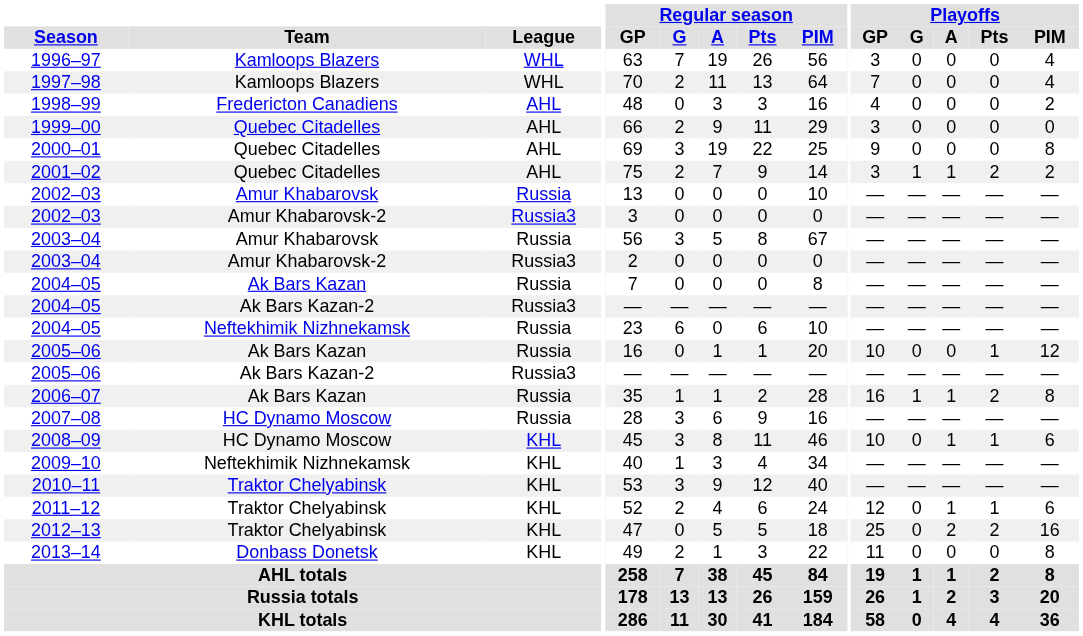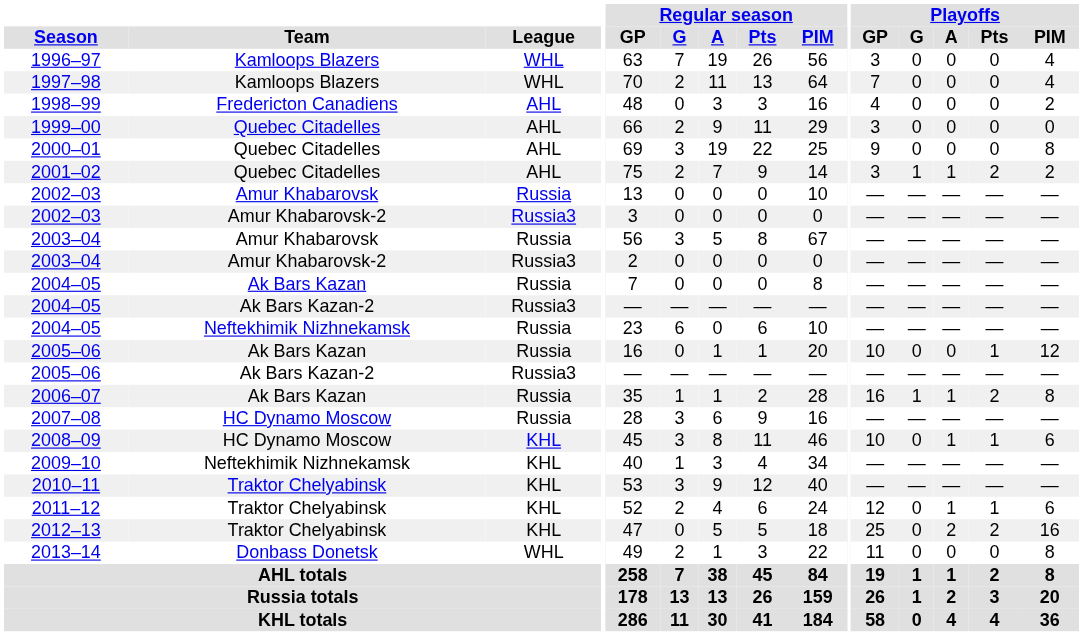(544, 552) KHL -> (544, 552) WHL
